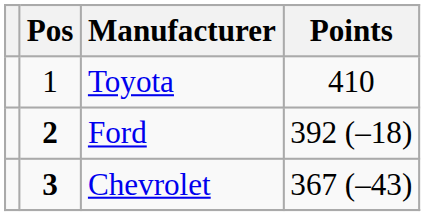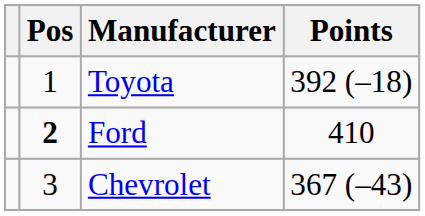(351, 81) 410 -> (351, 81) 392 (–18)
(351, 133) 392 (–18) -> (351, 133) 410
(50, 184) bold -> (50, 184) normal
